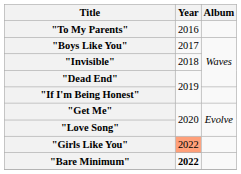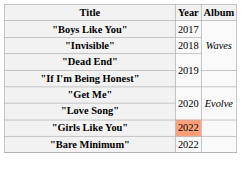- row: (90, 29)
(188, 161) bold -> (188, 144) normal
